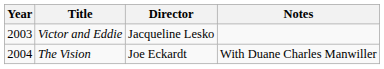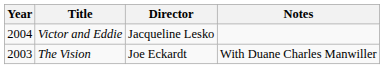(20, 34) 2003 -> (20, 34) 2004
(20, 53) 2004 -> (20, 53) 2003
